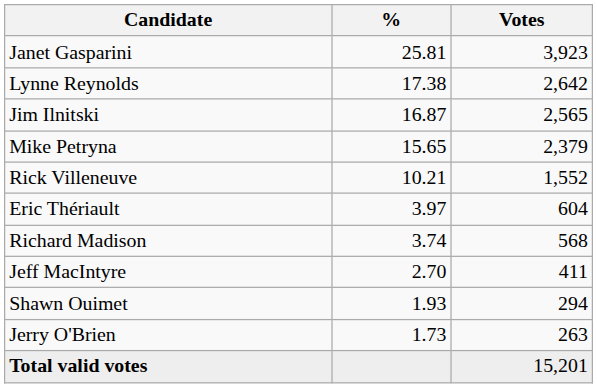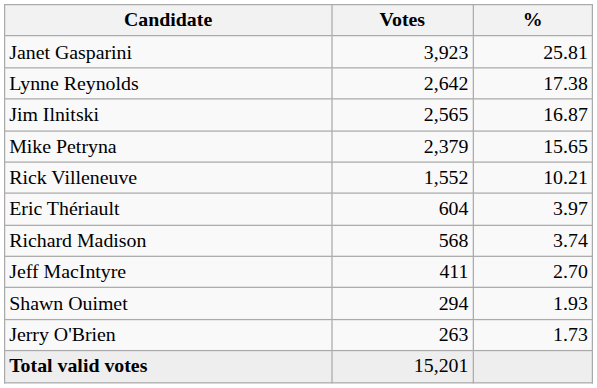columns swapped: (522, 20) <-> (391, 20)
